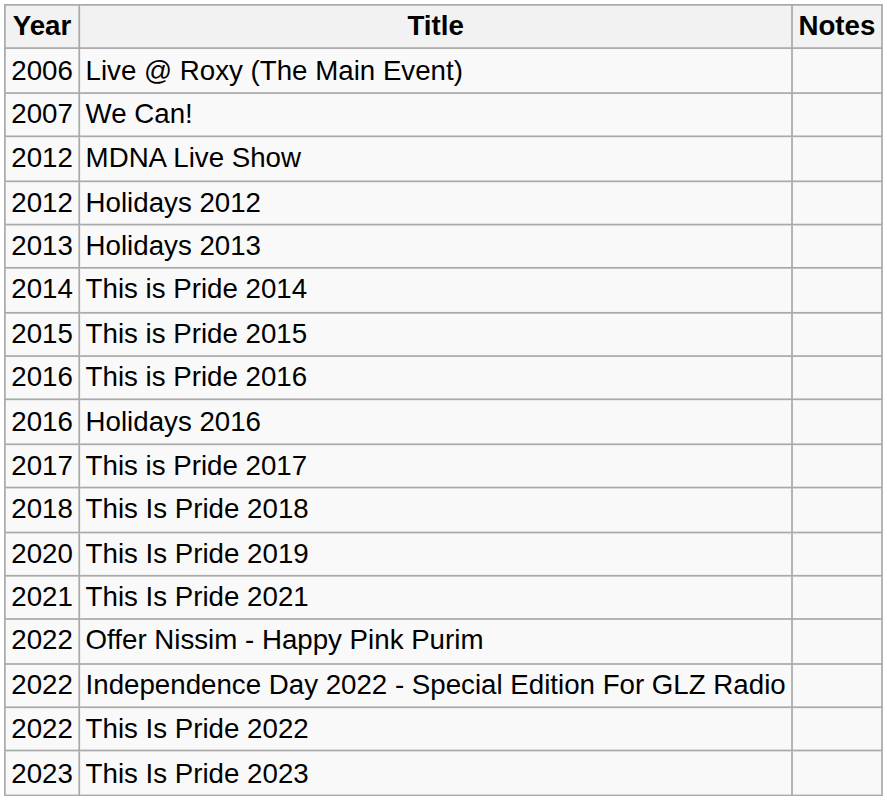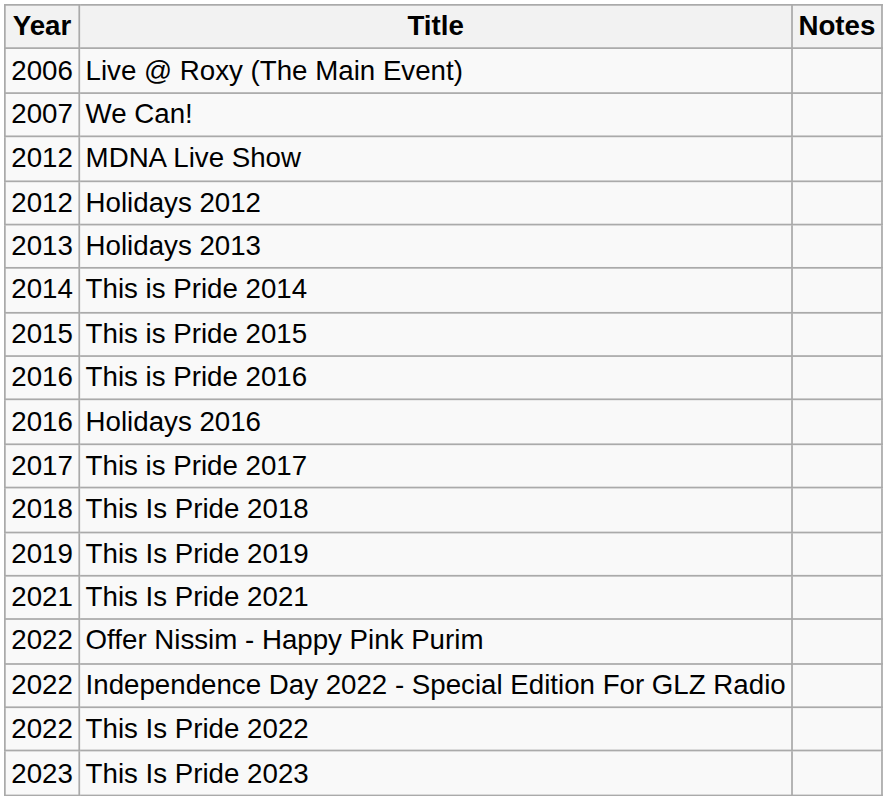(42, 553) 2020 -> (42, 553) 2019
